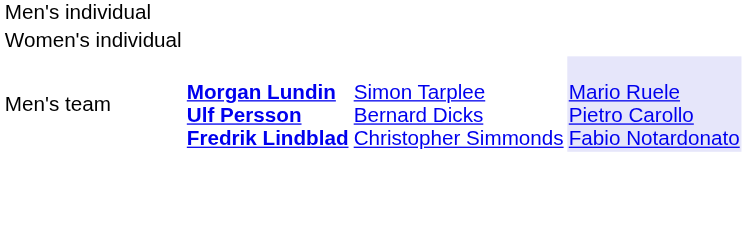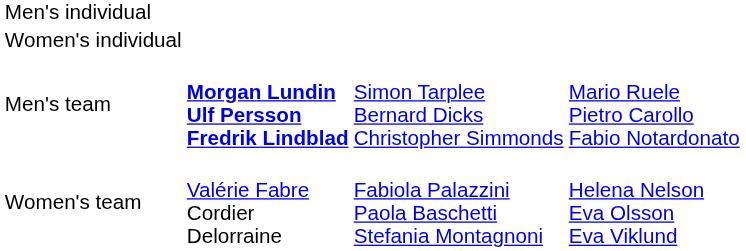(654, 115) lavender background -> (654, 115) no background
+ row: (73, 201)
